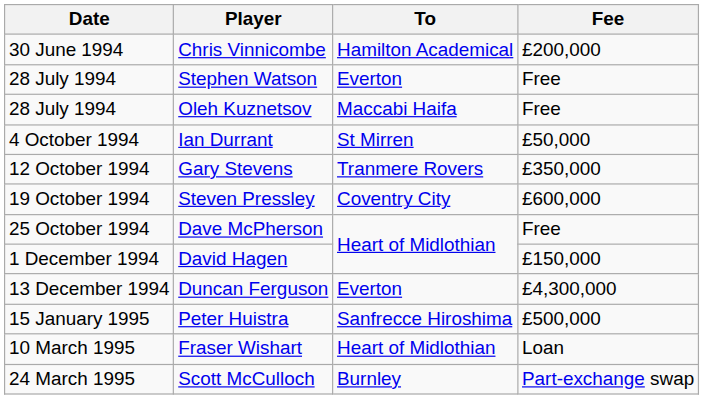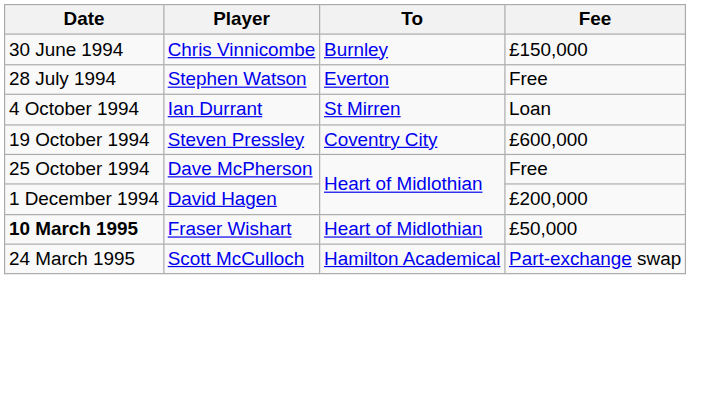(425, 49) Hamilton Academical -> (356, 49) Burnley
(561, 49) £200,000 -> (548, 49) £150,000
- row: (245, 109)
(556, 139) £50,000 -> (530, 109) Loan
- row: (235, 169)
(561, 259) £150,000 -> (548, 199) £200,000
- row: (253, 288)
- row: (233, 318)
(72, 348) normal -> (73, 229) bold
(543, 348) Loan -> (543, 229) £50,000
(369, 378) Burnley -> (412, 259) Hamilton Academical
